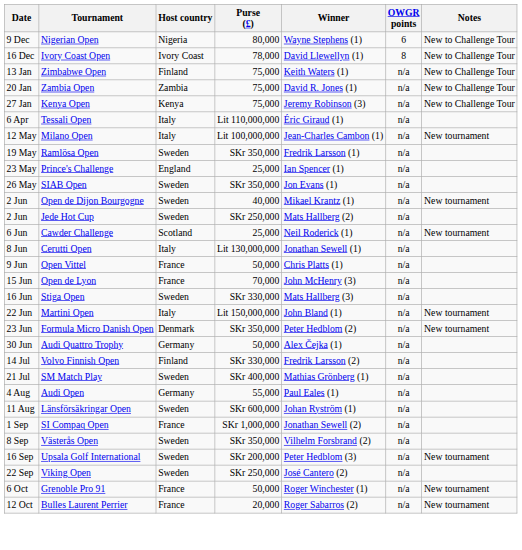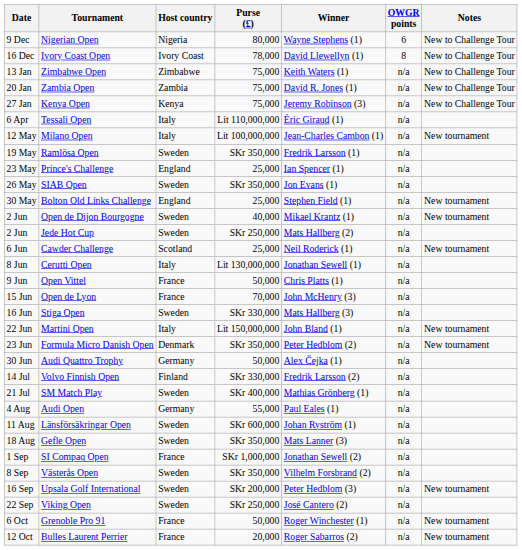(173, 72) Finland -> (179, 72) Zimbabwe
+ row: (96, 200)
+ row: (64, 441)
